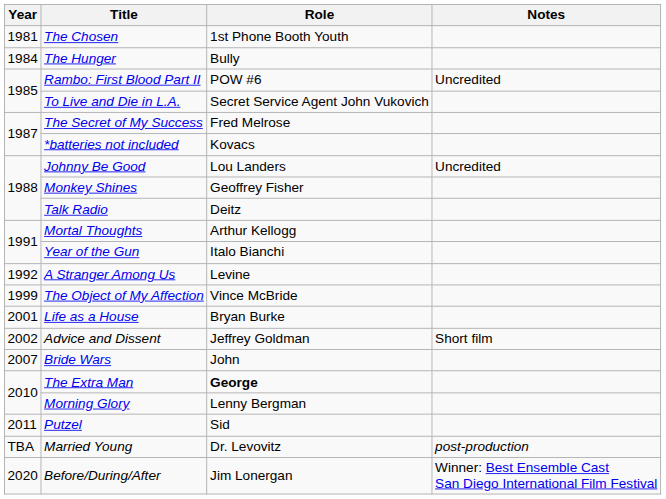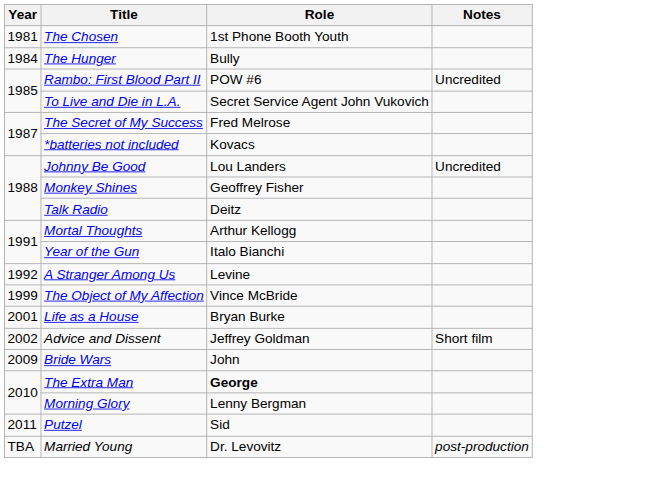(23, 360) 2007 -> (23, 360) 2009
- row: (102, 475)
